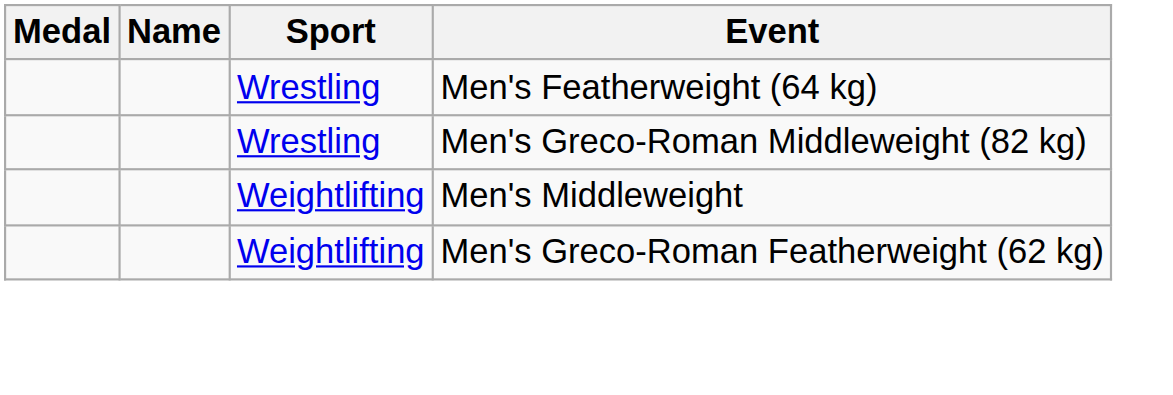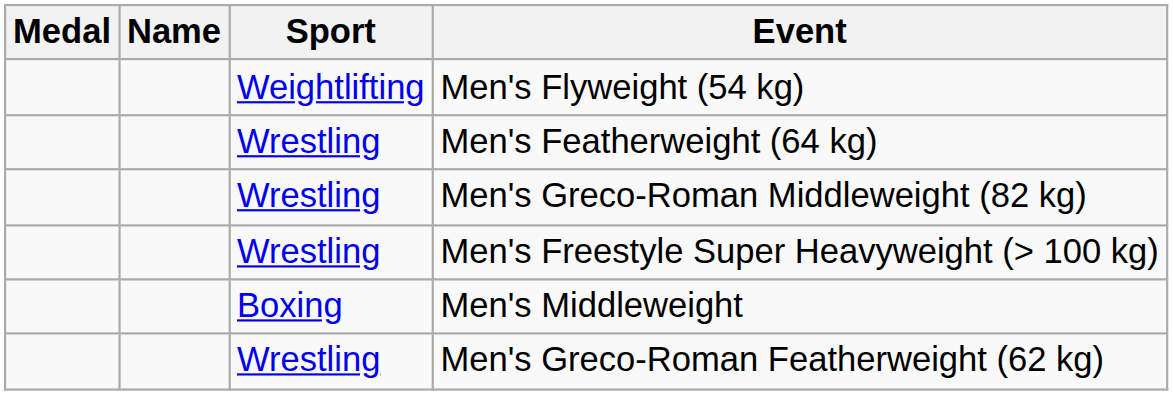+ row: (622, 86)
+ row: (800, 251)
(331, 196) Weightlifting -> (290, 305) Boxing
(331, 251) Weightlifting -> (309, 360) Wrestling
